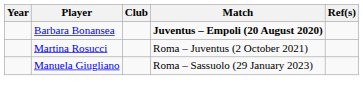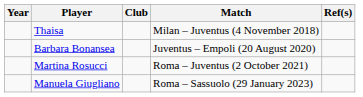+ row: (49, 30)
(238, 30) bold -> (234, 48) normal
